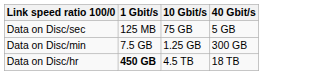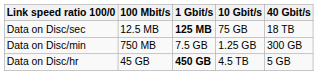+ column: (145, 12)
(138, 29) normal -> (193, 29) bold
(224, 29) 5 GB -> (281, 29) 18 TB
(226, 62) 18 TB -> (279, 62) 5 GB
